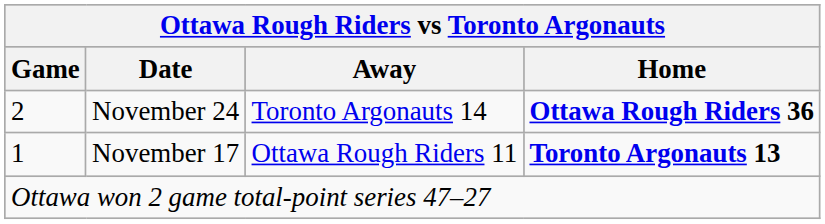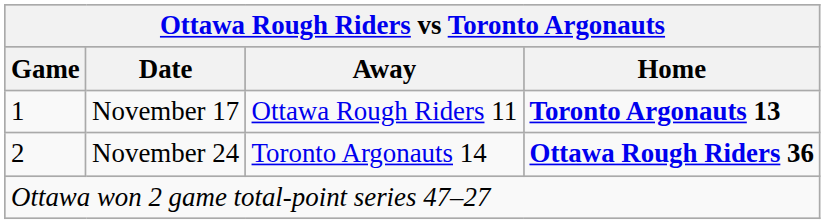rows swapped: (166, 153) <-> (166, 111)
